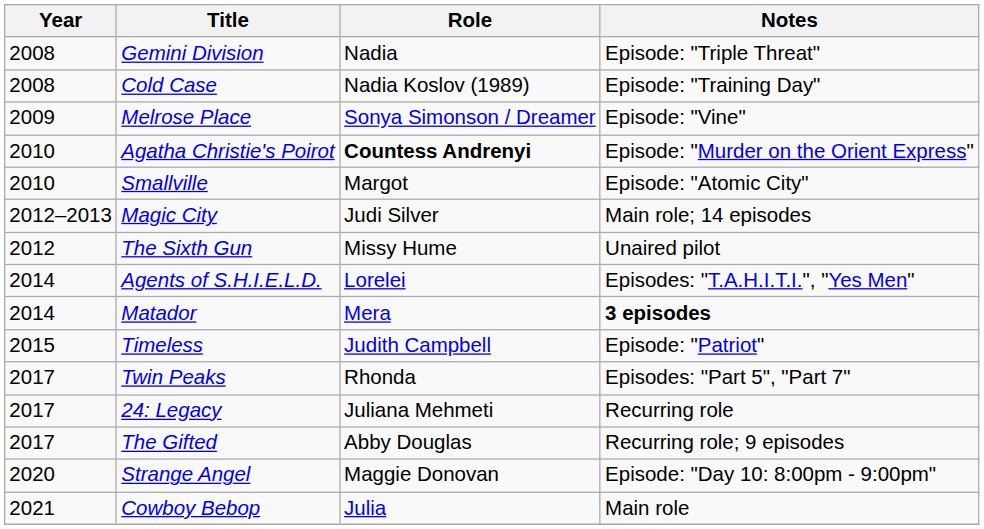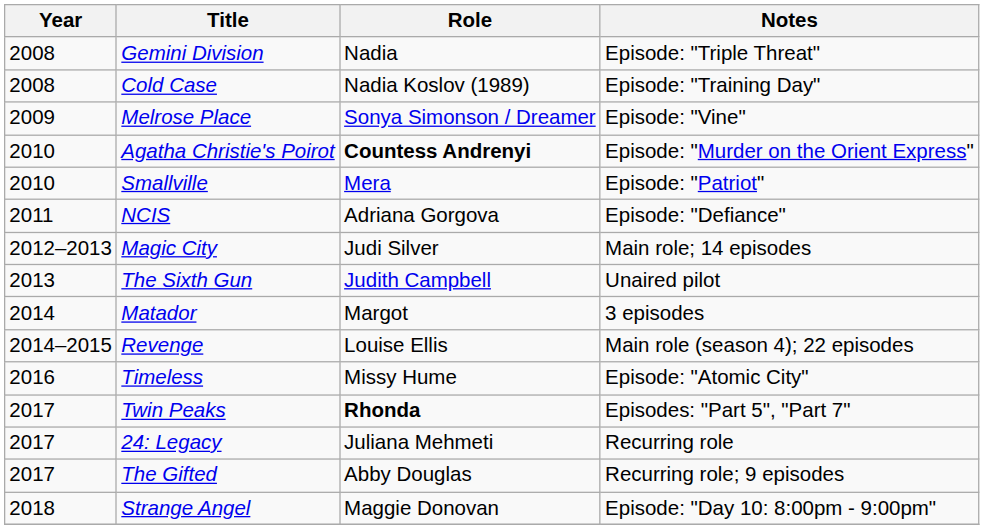(376, 183) Margot -> (367, 183) Mera
(707, 183) Episode: "Atomic City" -> (685, 183) Episode: "Patriot"
+ row: (146, 215)
(32, 248) 2012 -> (32, 280) 2013
(400, 248) Missy Hume -> (418, 280) Judith Campbell
- row: (221, 280)
(367, 313) Mera -> (376, 313) Margot
(658, 313) bold -> (655, 313) normal
+ row: (162, 345)
(32, 345) 2015 -> (32, 378) 2016
(418, 345) Judith Campbell -> (400, 378) Missy Hume
(685, 345) Episode: "Patriot" -> (707, 378) Episode: "Atomic City"
(380, 378) normal -> (382, 410) bold
(32, 475) 2020 -> (32, 507) 2018
- row: (191, 507)
